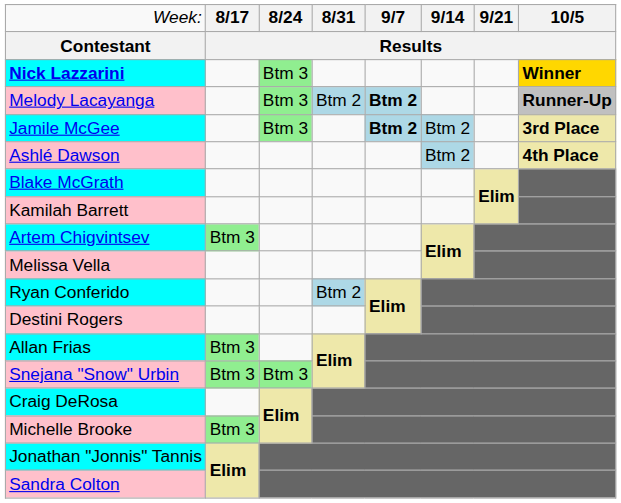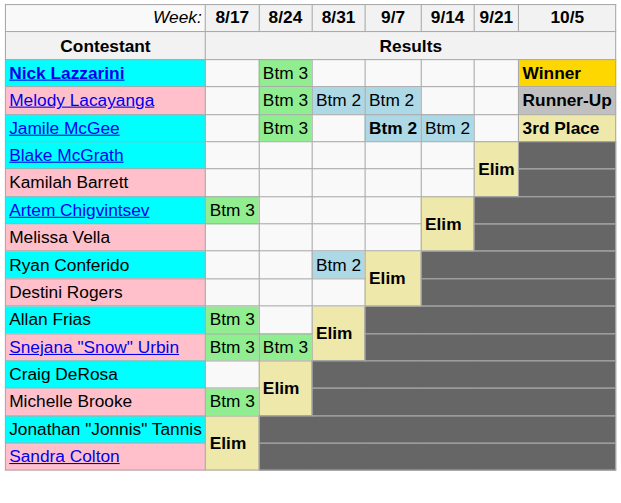(393, 100) bold -> (392, 100) normal
- row: (64, 155)
